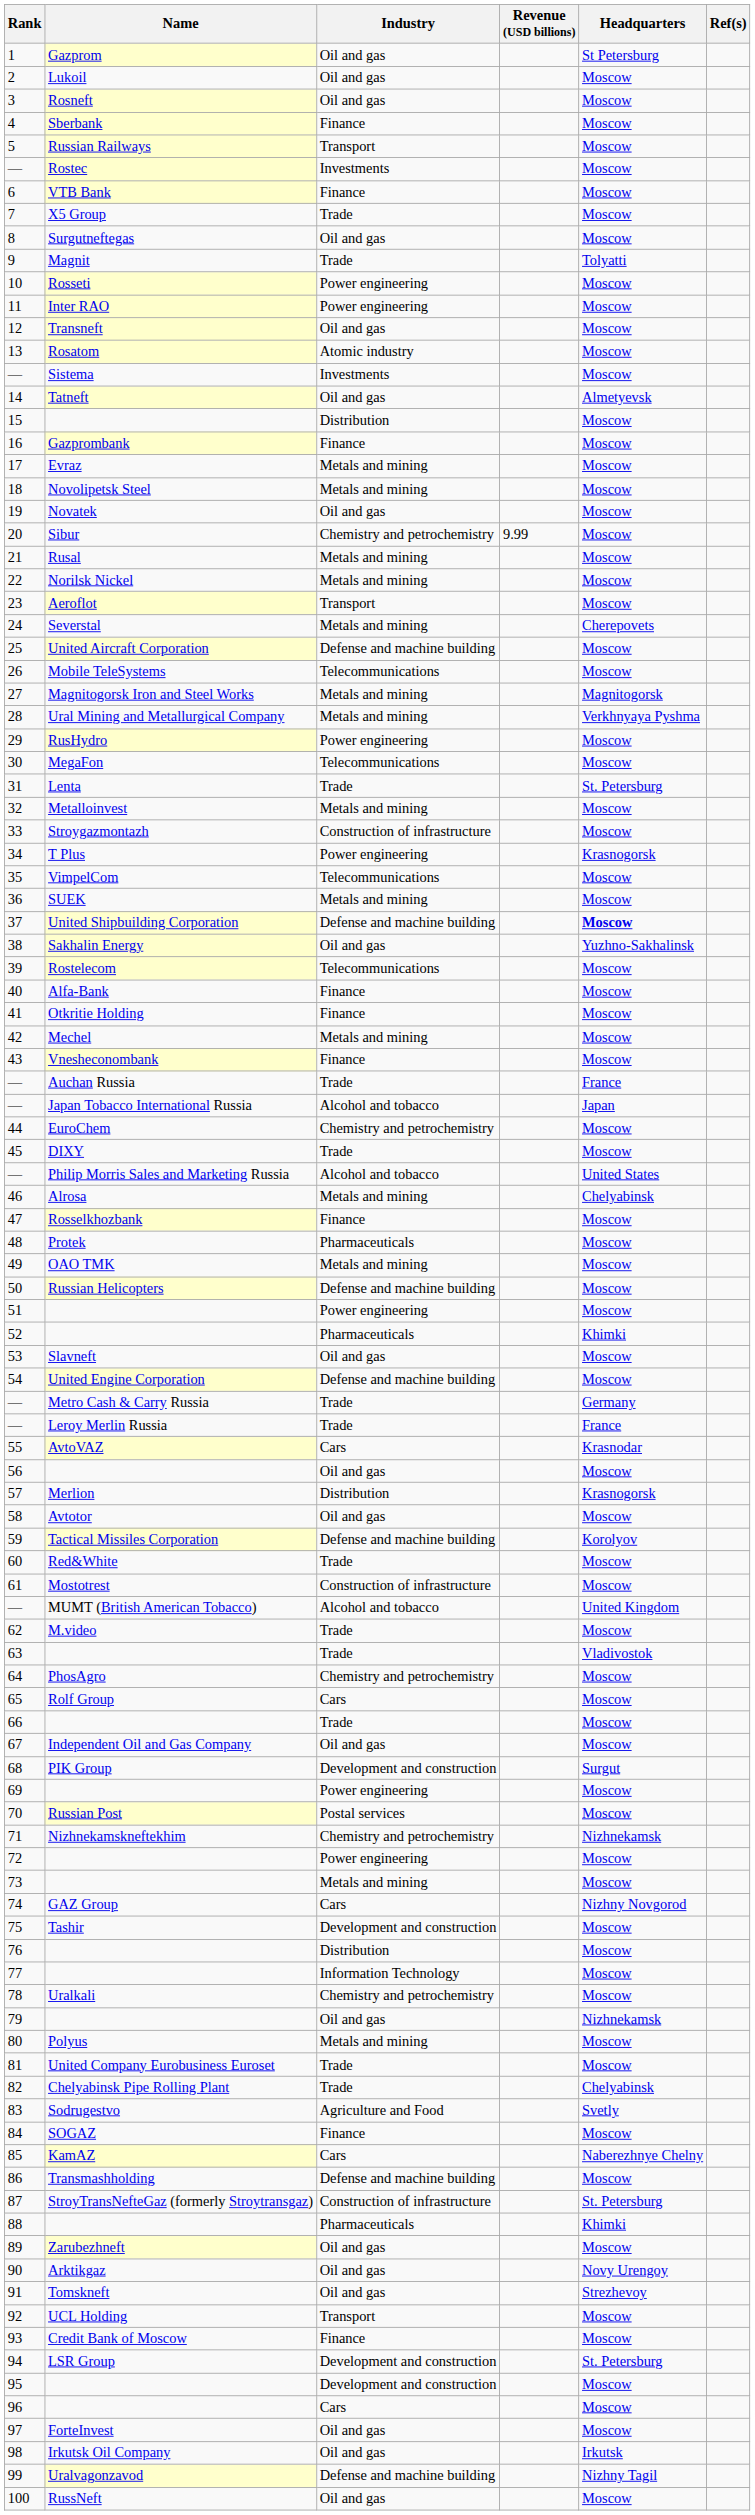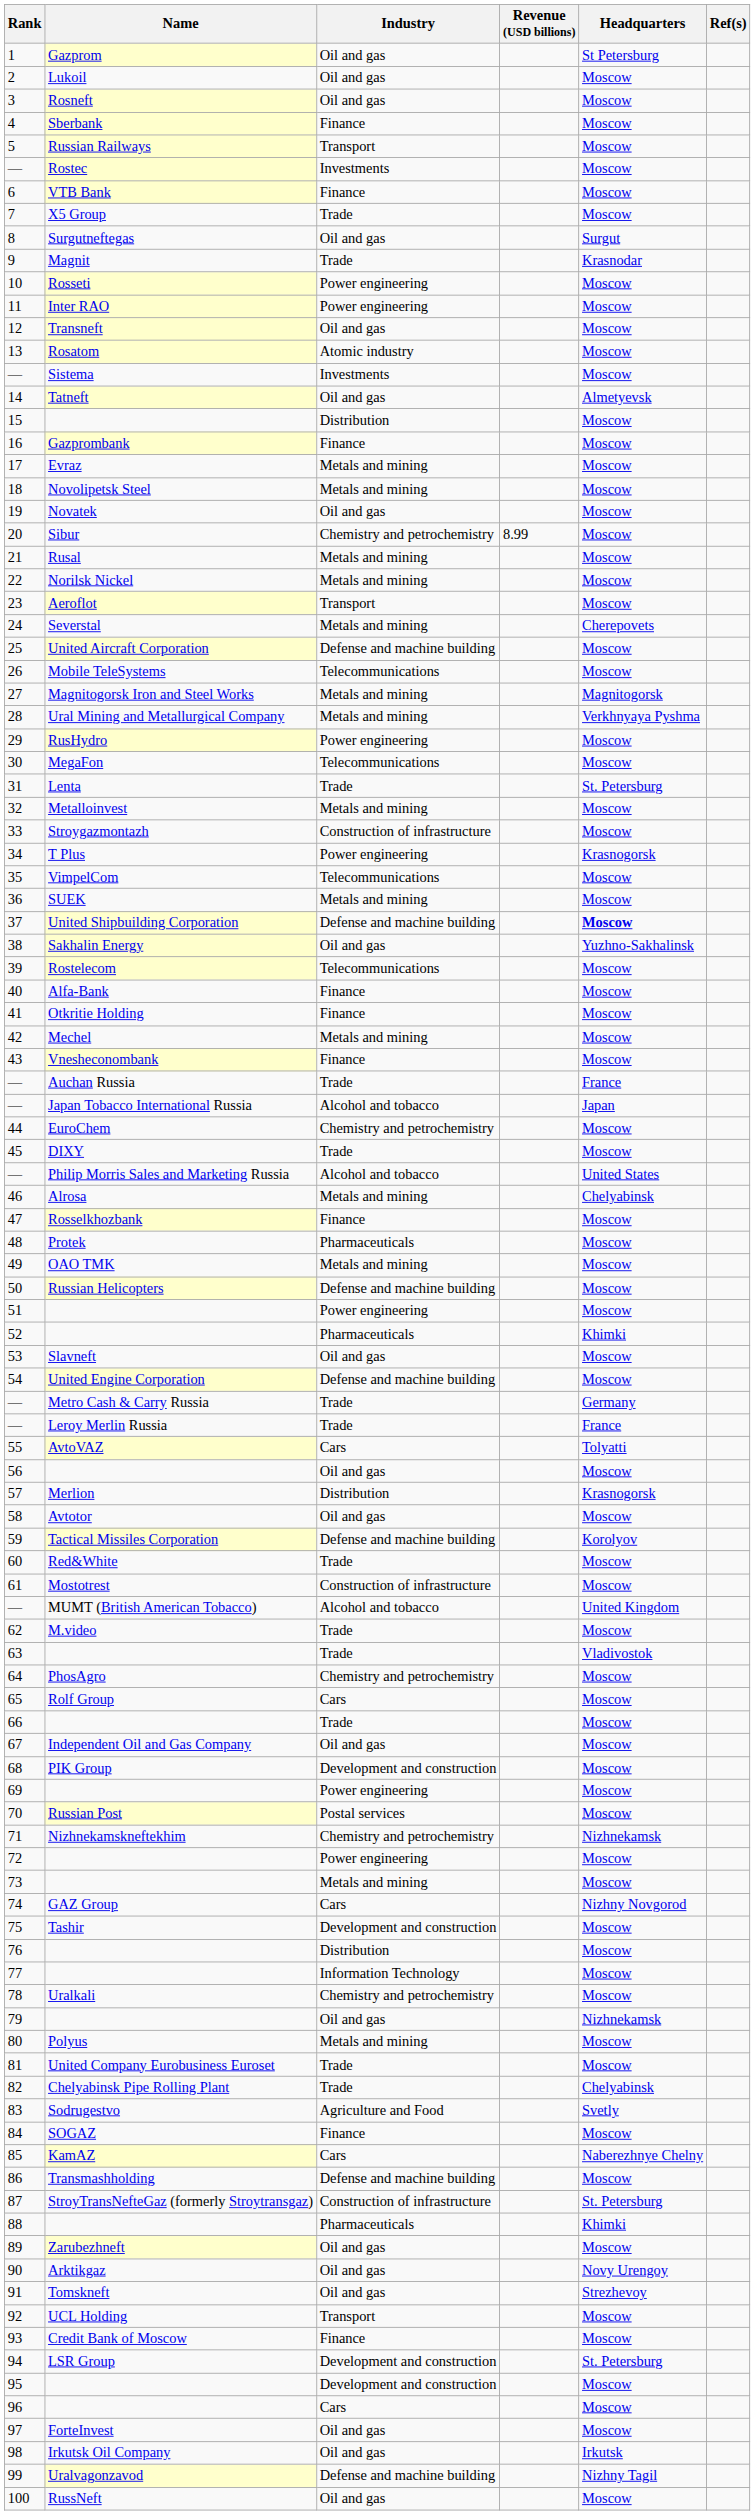(607, 237) Moscow -> (601, 237) Surgut
(604, 260) Tolyatti -> (612, 260) Krasnodar
(516, 534) 9.99 -> (516, 534) 8.99
(612, 1448) Krasnodar -> (604, 1448) Tolyatti
(601, 1767) Surgut -> (607, 1767) Moscow
